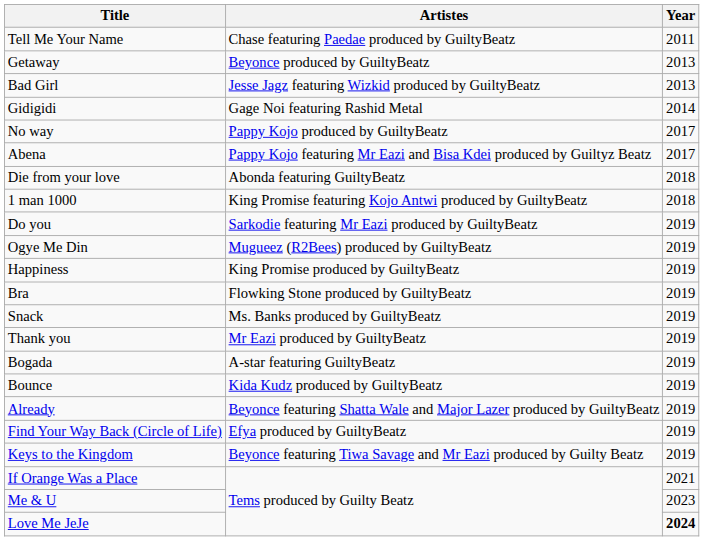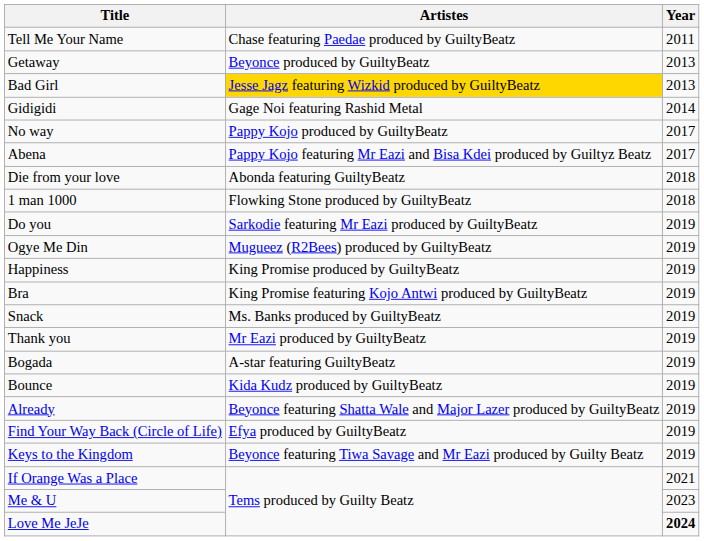(384, 85) no background -> (384, 85) gold background
(408, 200) King Promise featuring Kojo Antwi produced by GuiltyBeatz -> (350, 200) Flowking Stone produced by GuiltyBeatz
(350, 293) Flowking Stone produced by GuiltyBeatz -> (408, 293) King Promise featuring Kojo Antwi produced by GuiltyBeatz
